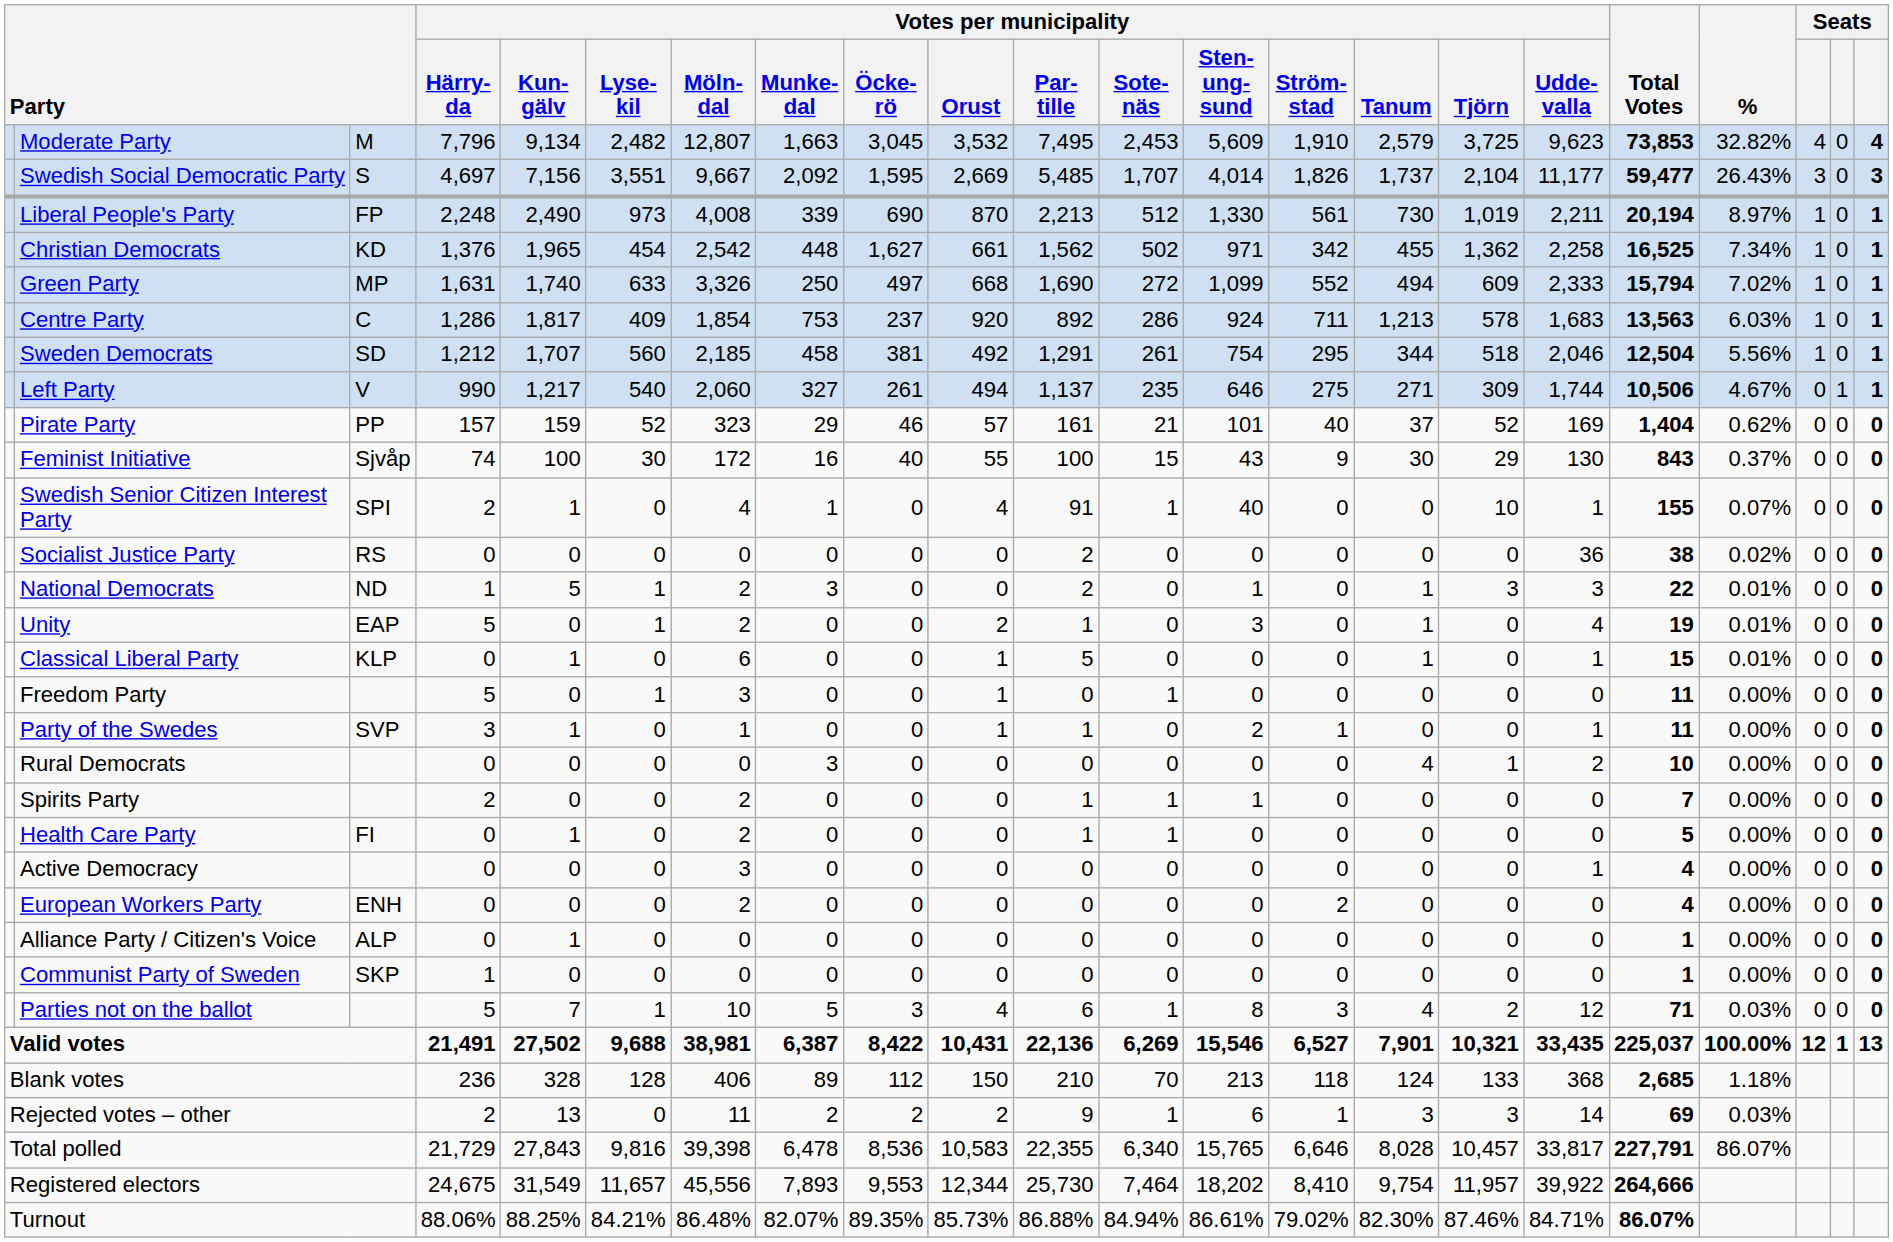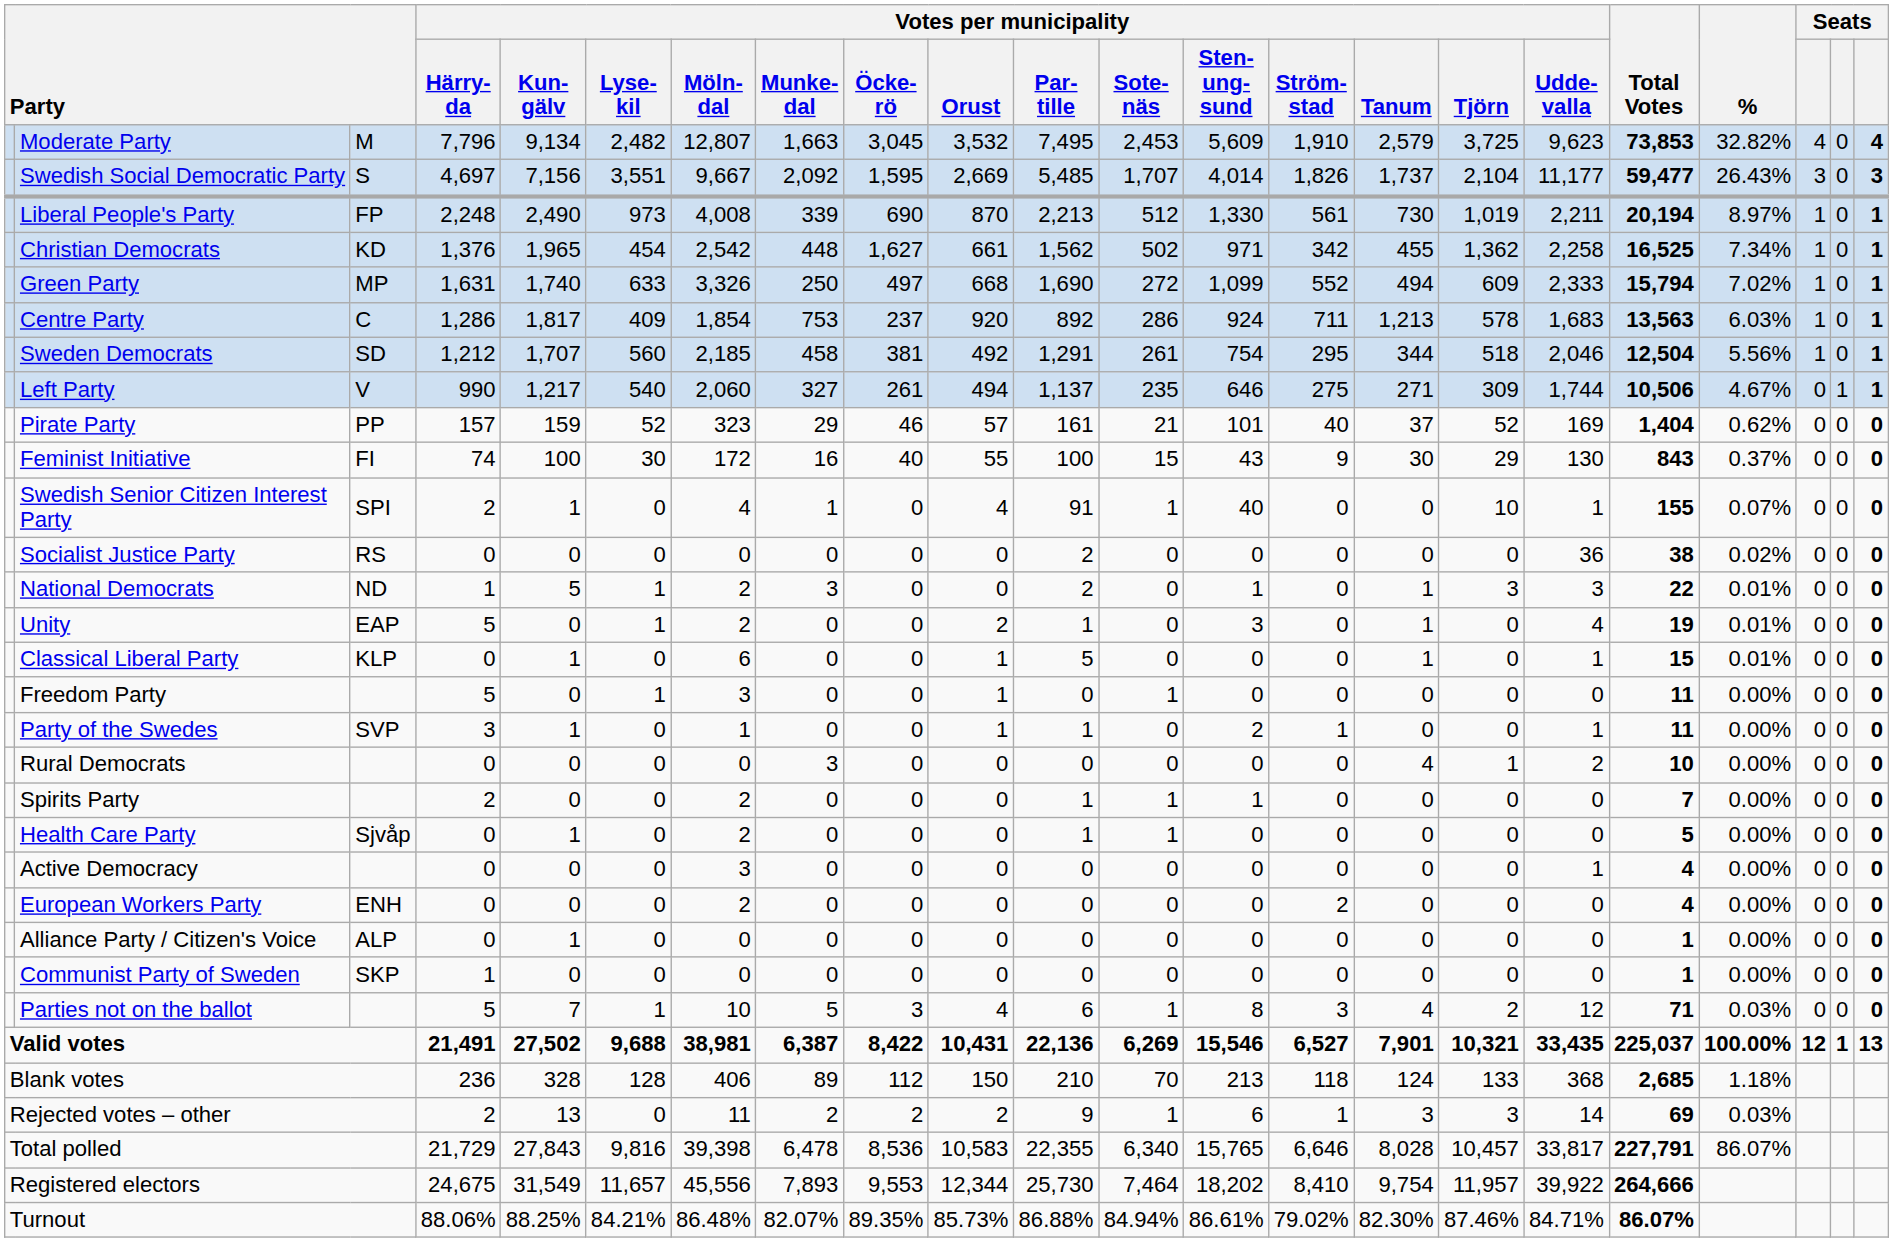(383, 459) Sjvåp -> (365, 459) FI
(365, 834) FI -> (383, 834) Sjvåp
